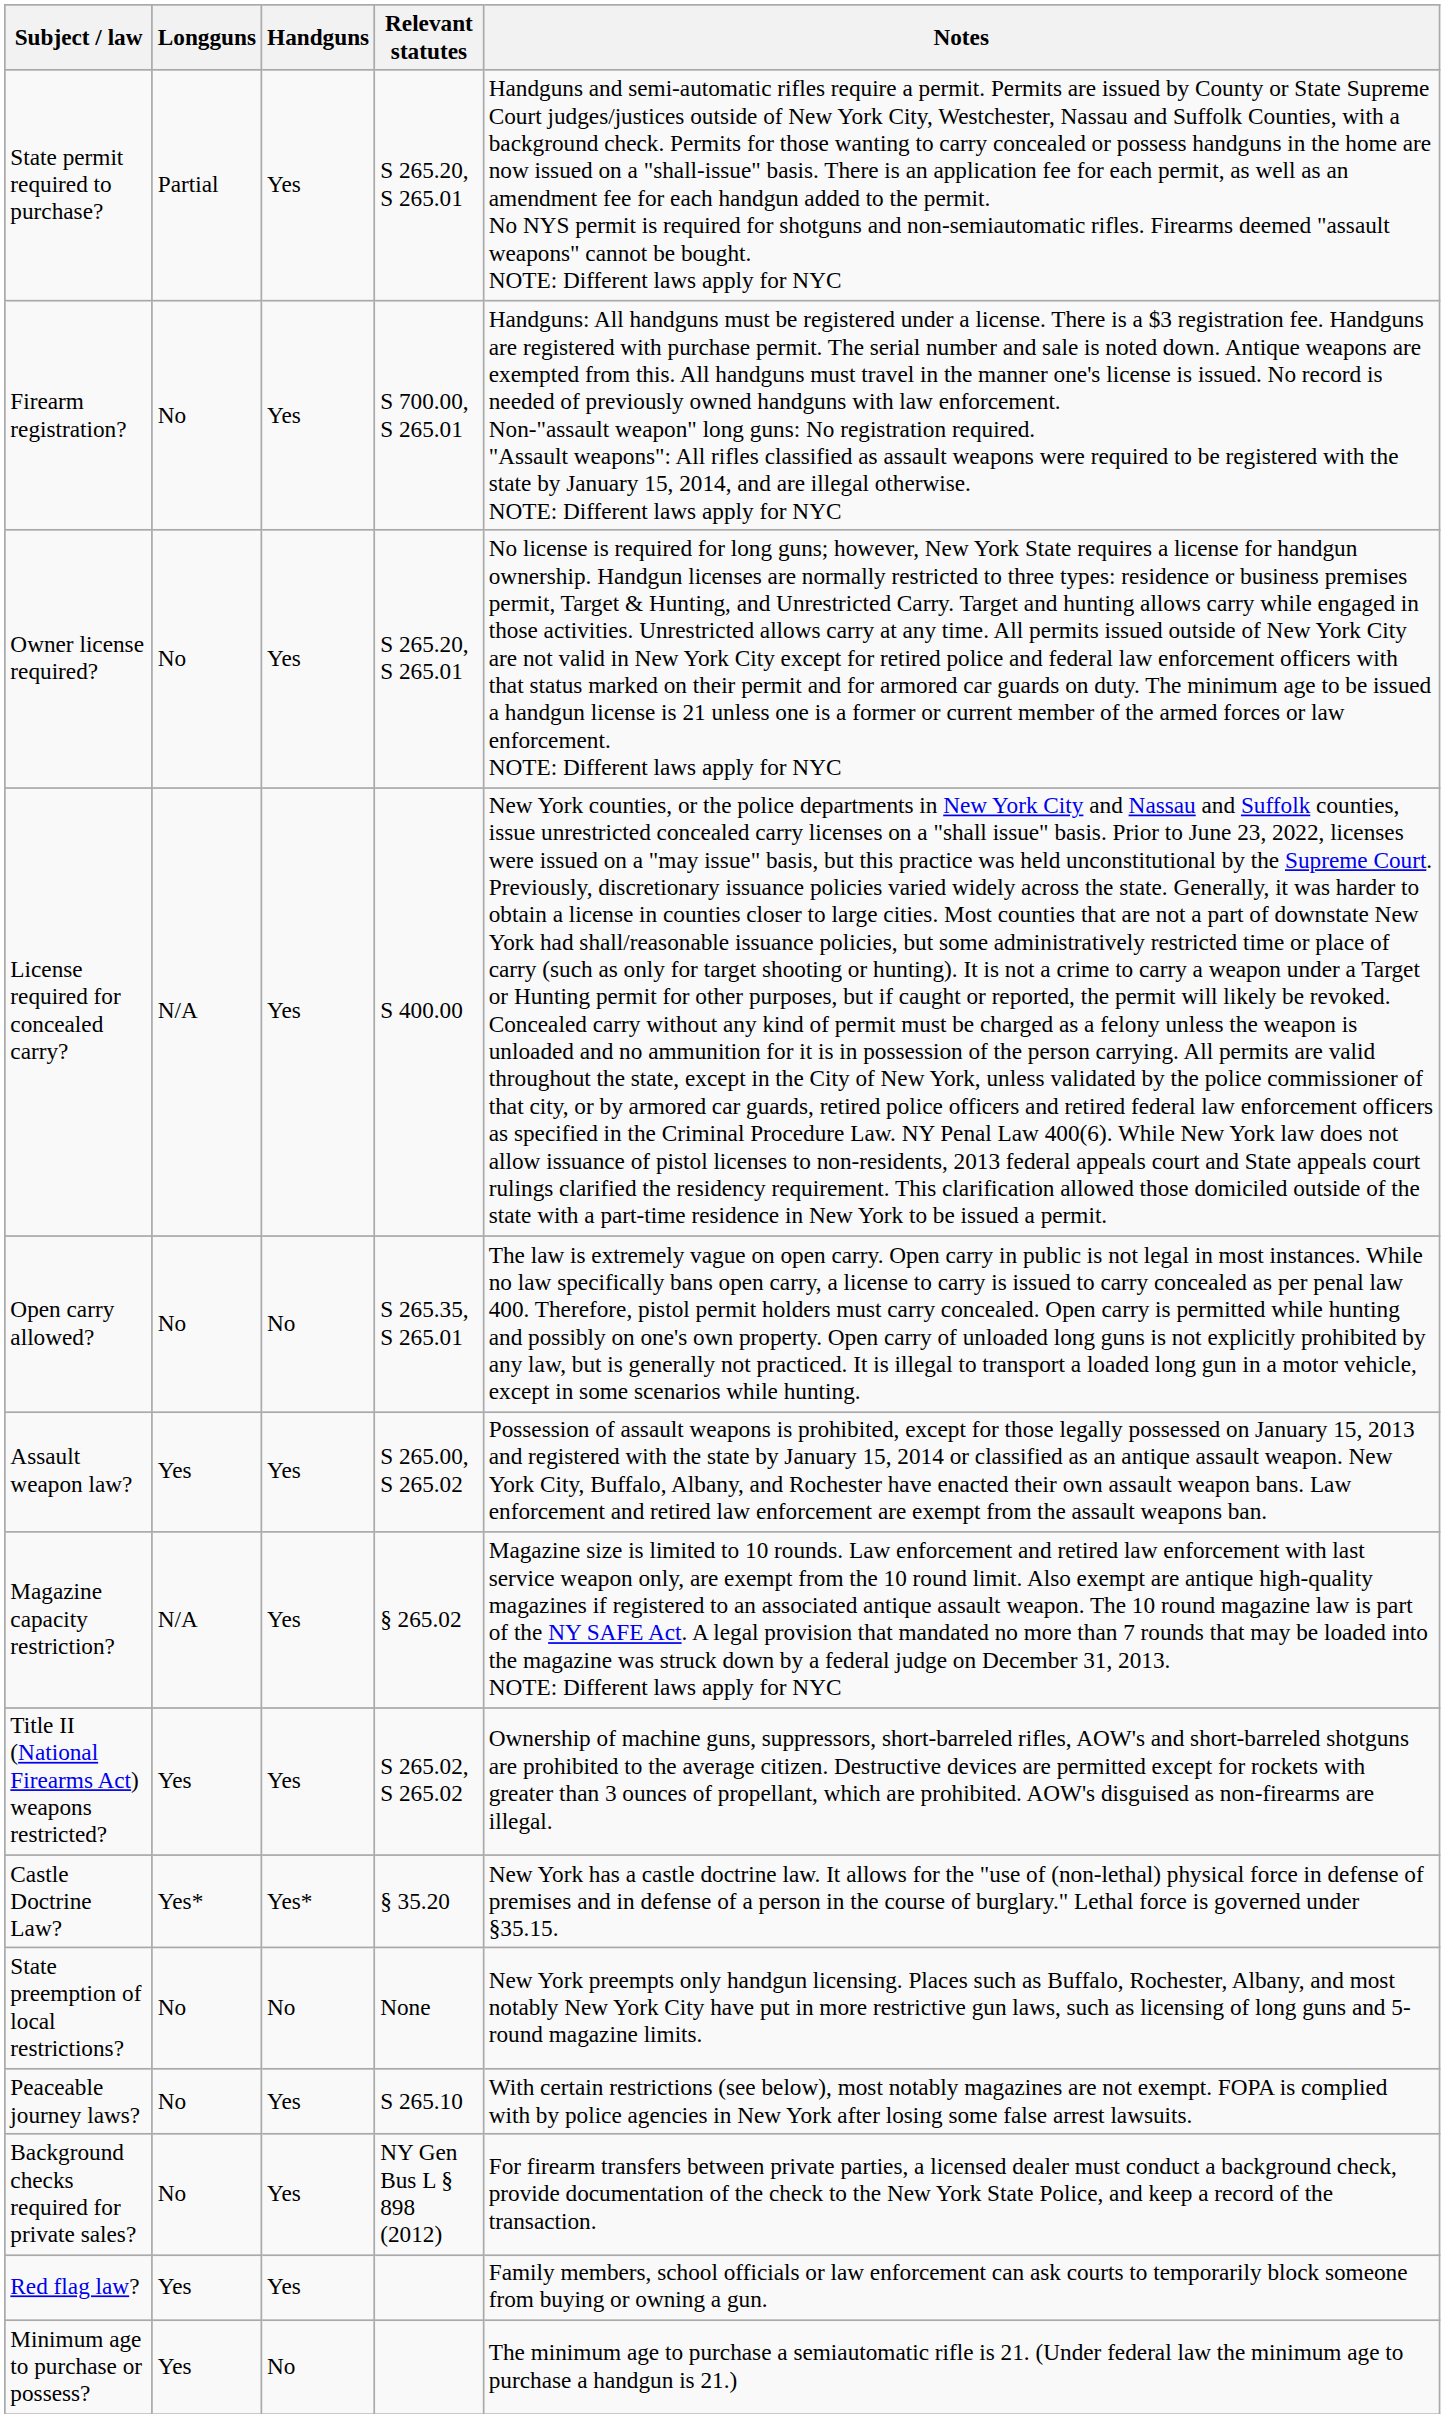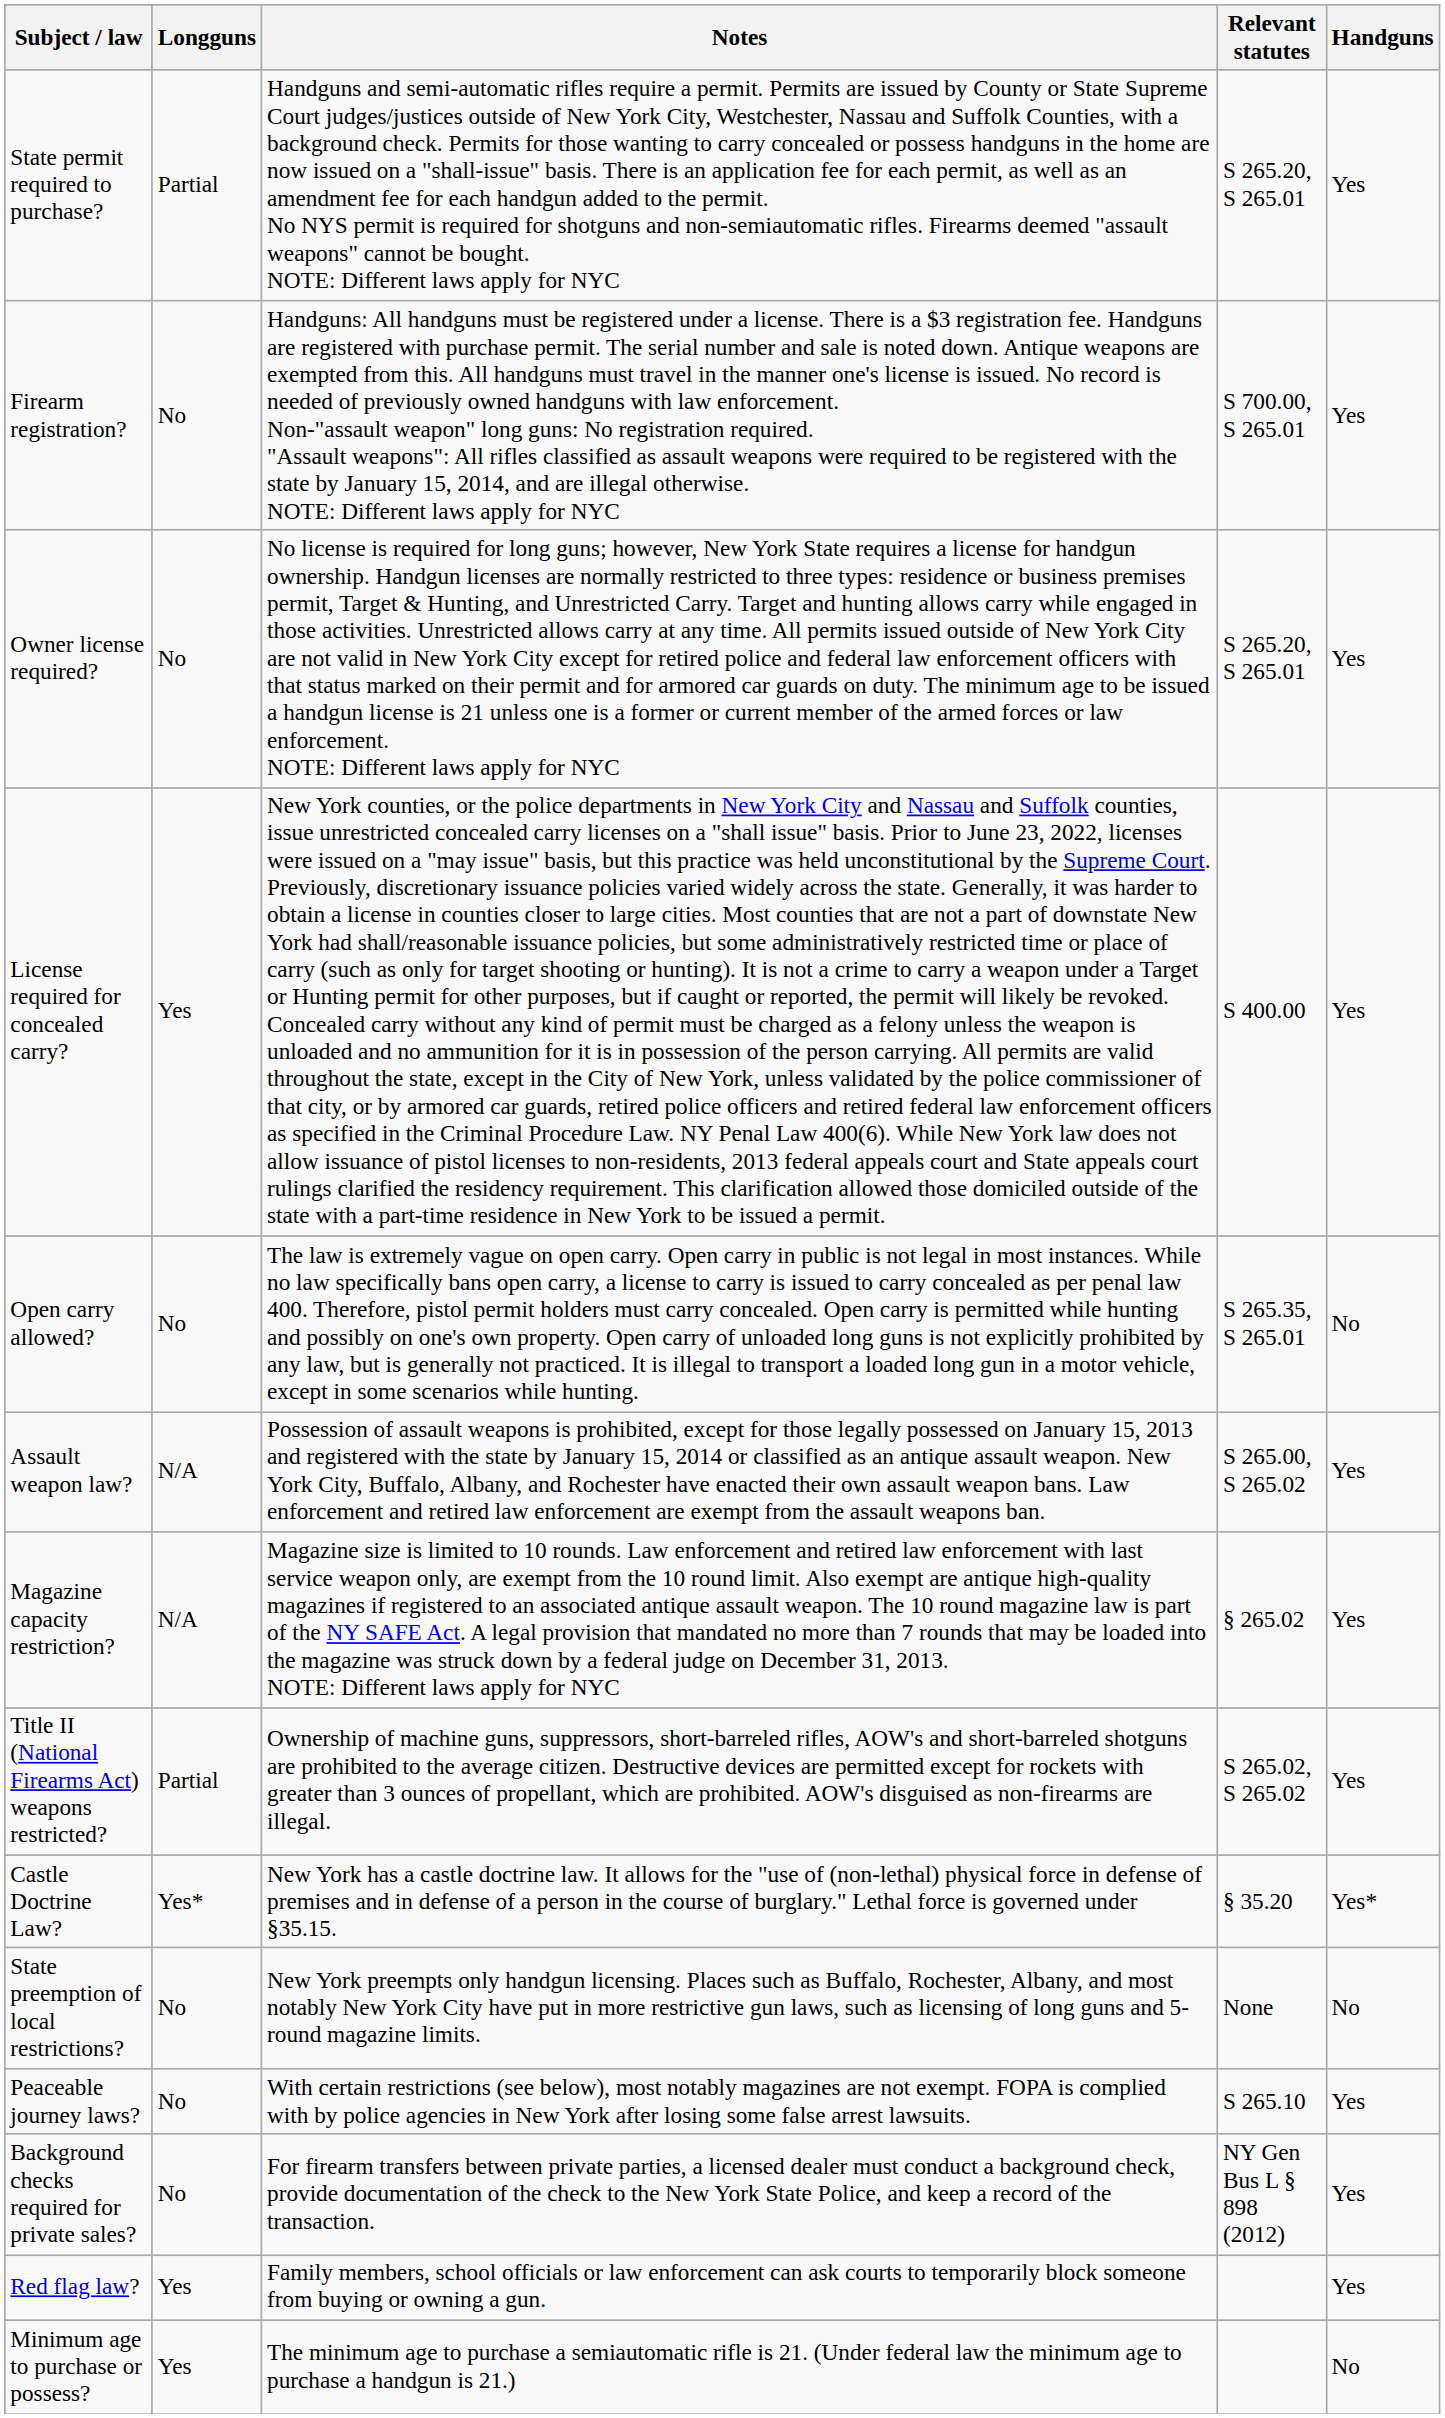columns swapped: (318, 36) <-> (961, 36)
(178, 1011) N/A -> (175, 1011) Yes
(175, 1471) Yes -> (178, 1471) N/A
(175, 1780) Yes -> (188, 1780) Partial
